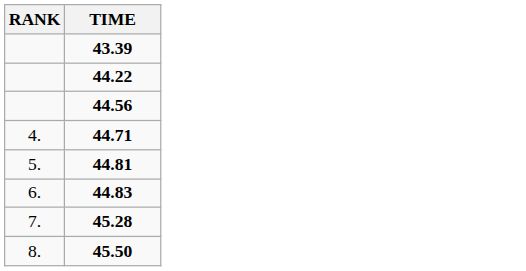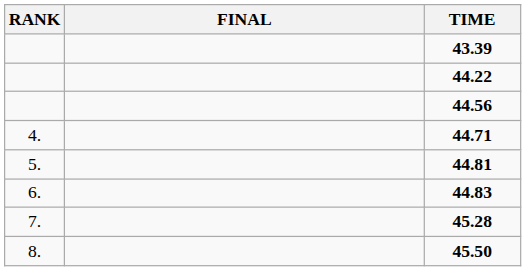+ column: (244, 19)
